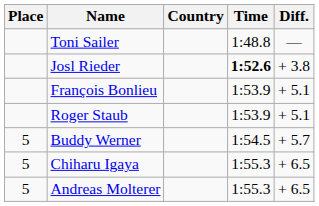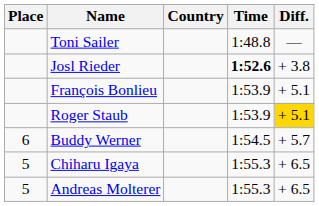(294, 115) no background -> (294, 115) gold background
(26, 139) 5 -> (26, 139) 6
